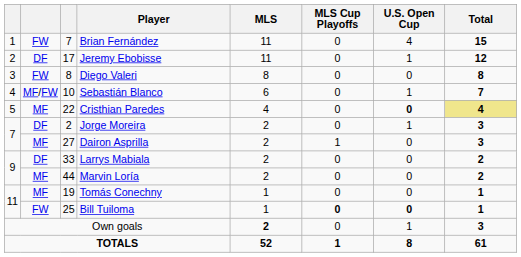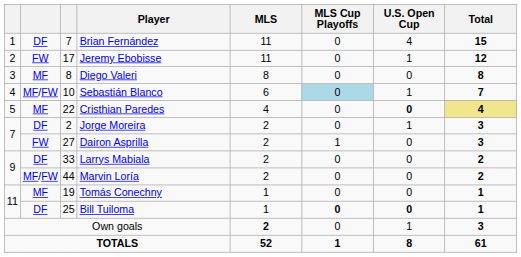(40, 42) FW -> (40, 42) DF
(40, 59) DF -> (40, 59) FW
(40, 76) FW -> (40, 76) MF
(338, 92) no background -> (338, 92) lightblue background
(40, 143) MF -> (40, 143) FW
(40, 177) MF -> (40, 177) MF/FW
(40, 210) FW -> (40, 210) DF
